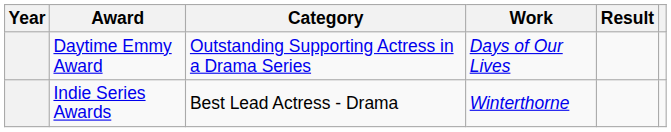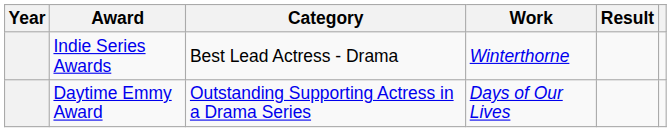rows swapped: (100, 103) <-> (113, 55)
